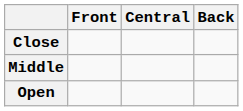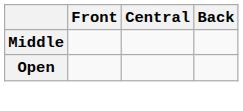- row: (36, 42)
